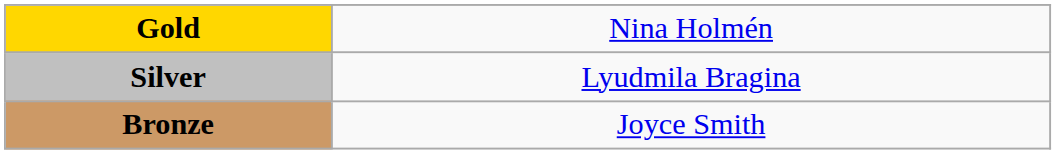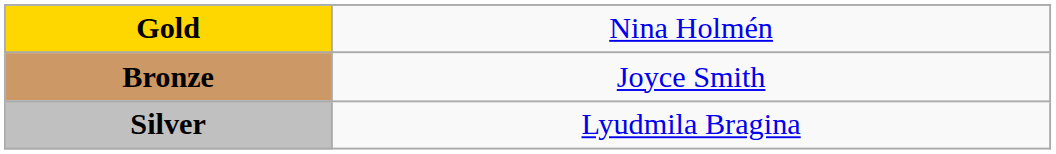rows swapped: (168, 76) <-> (168, 124)
